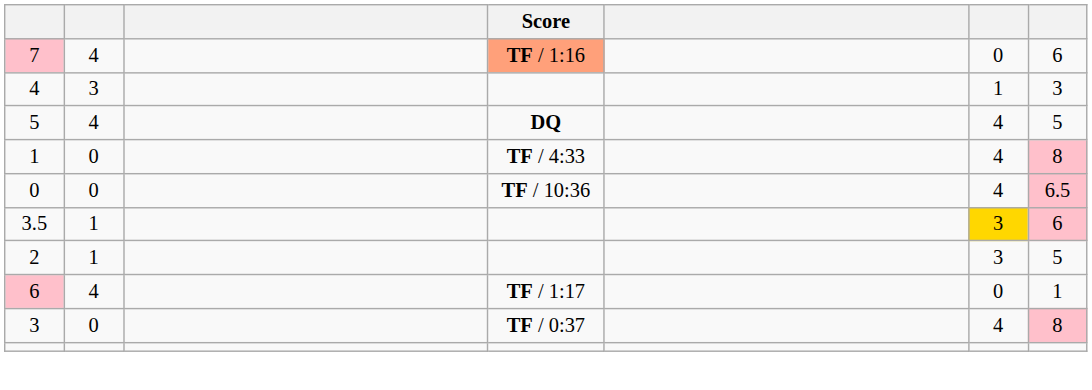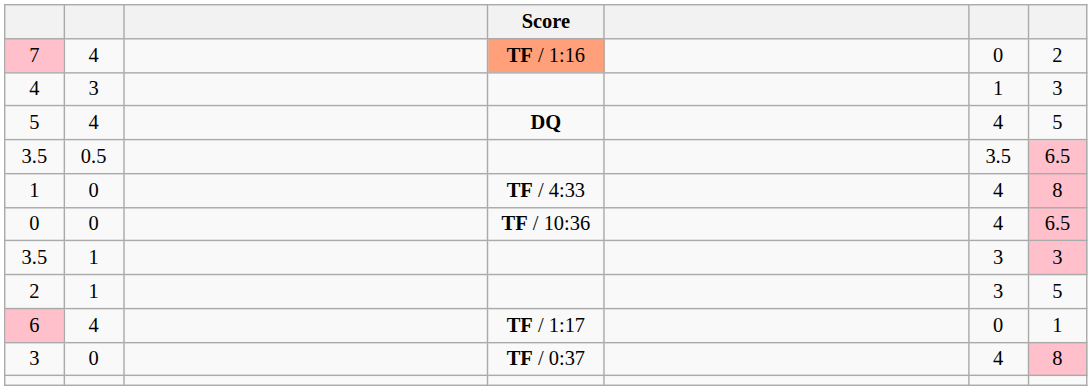(1057, 55) 6 -> (1057, 55) 2
+ row: (34, 156)
(998, 224) gold background -> (998, 257) no background
(1057, 224) 6 -> (1057, 257) 3
